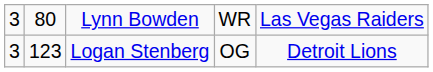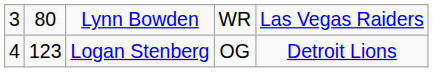(15, 50) 3 -> (15, 50) 4
